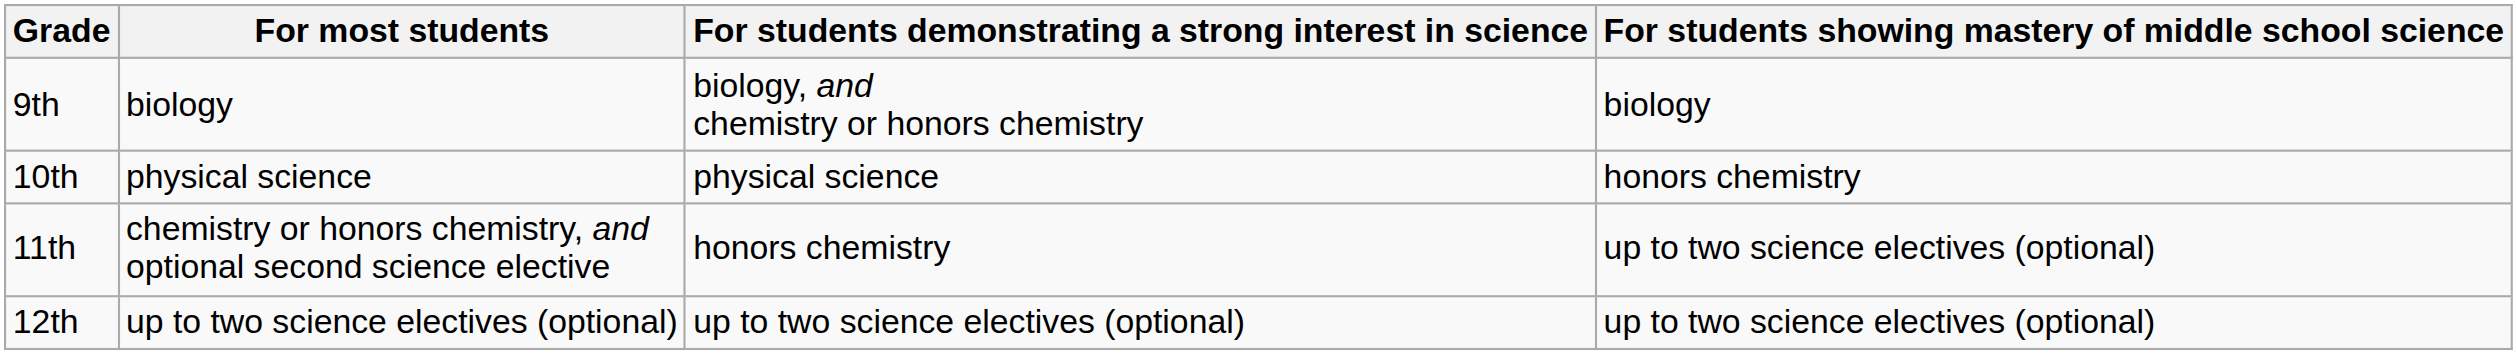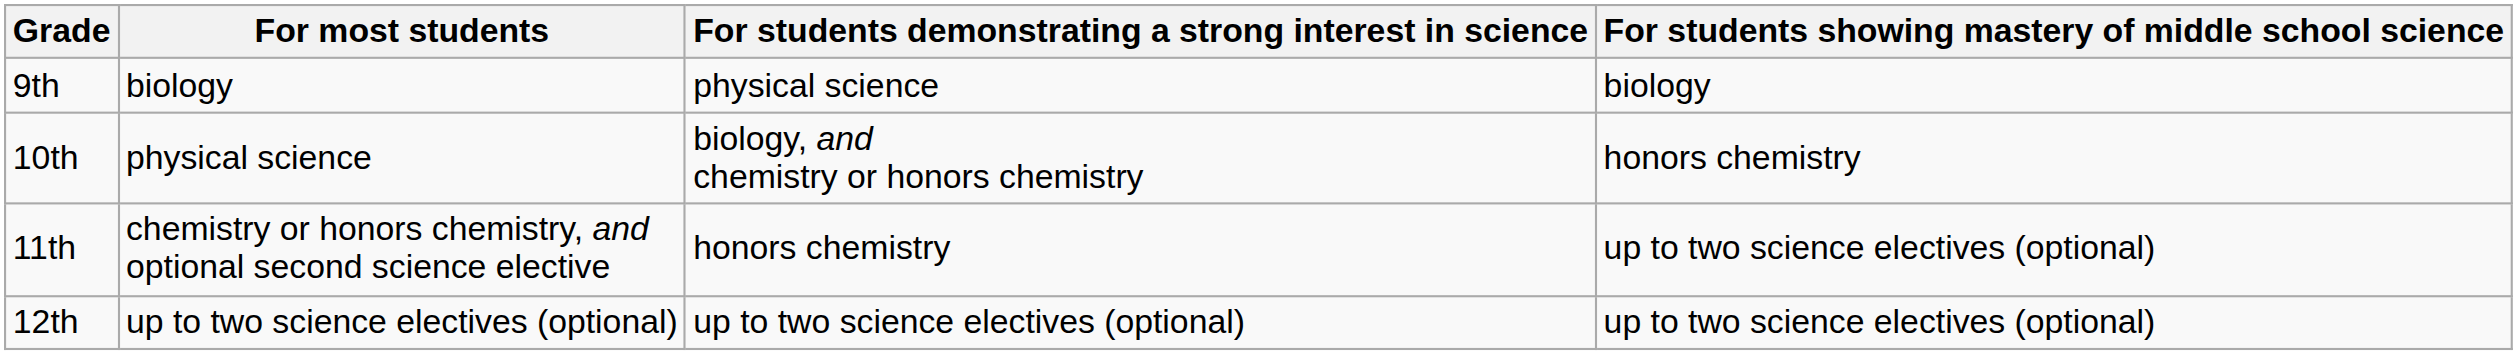(918, 103) biology, and chemistry or honors chemistry -> (816, 84) physical science
(816, 176) physical science -> (918, 157) biology, and chemistry or honors chemistry
